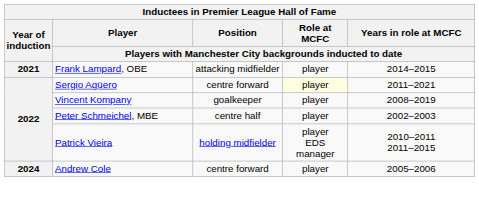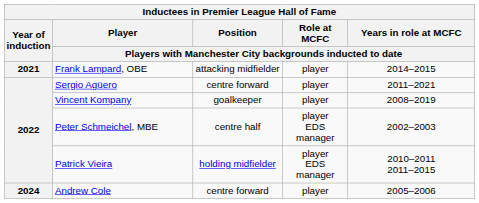(315, 85) lightyellow background -> (315, 85) no background
(315, 116) player -> (315, 127) player EDS manager
